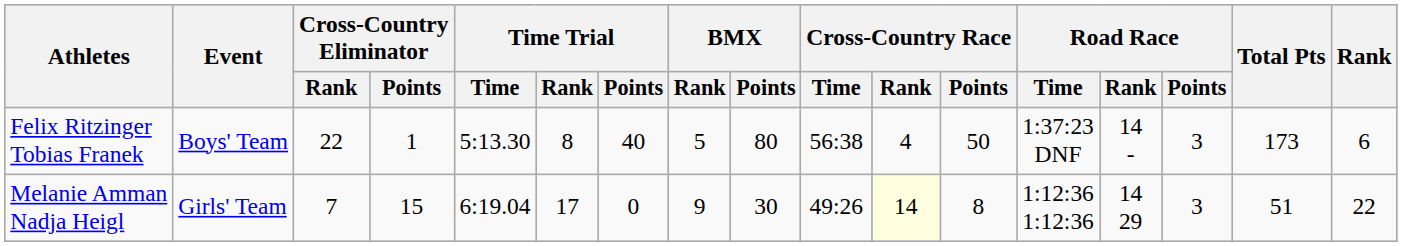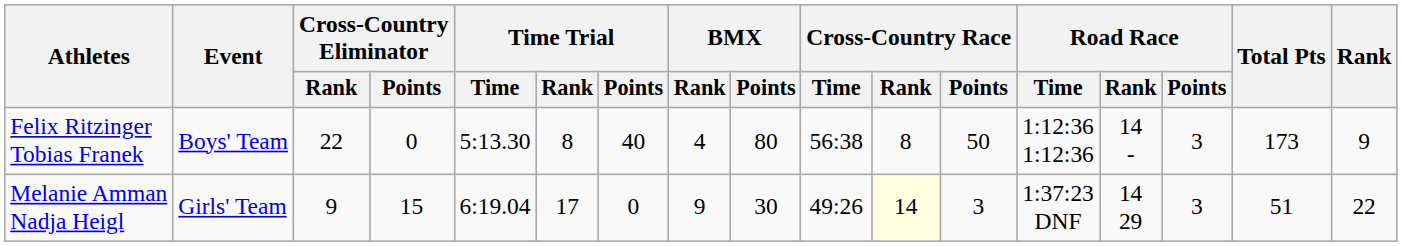(412, 141) 1 -> (412, 141) 0
(700, 141) 5 -> (700, 141) 4
(906, 141) 4 -> (906, 141) 8
(1058, 141) 1:37:23 DNF -> (1058, 141) 1:12:36 1:12:36
(1364, 141) 6 -> (1364, 141) 9
(331, 207) 7 -> (331, 207) 9
(978, 207) 8 -> (978, 207) 3
(1058, 207) 1:12:36 1:12:36 -> (1058, 207) 1:37:23 DNF
